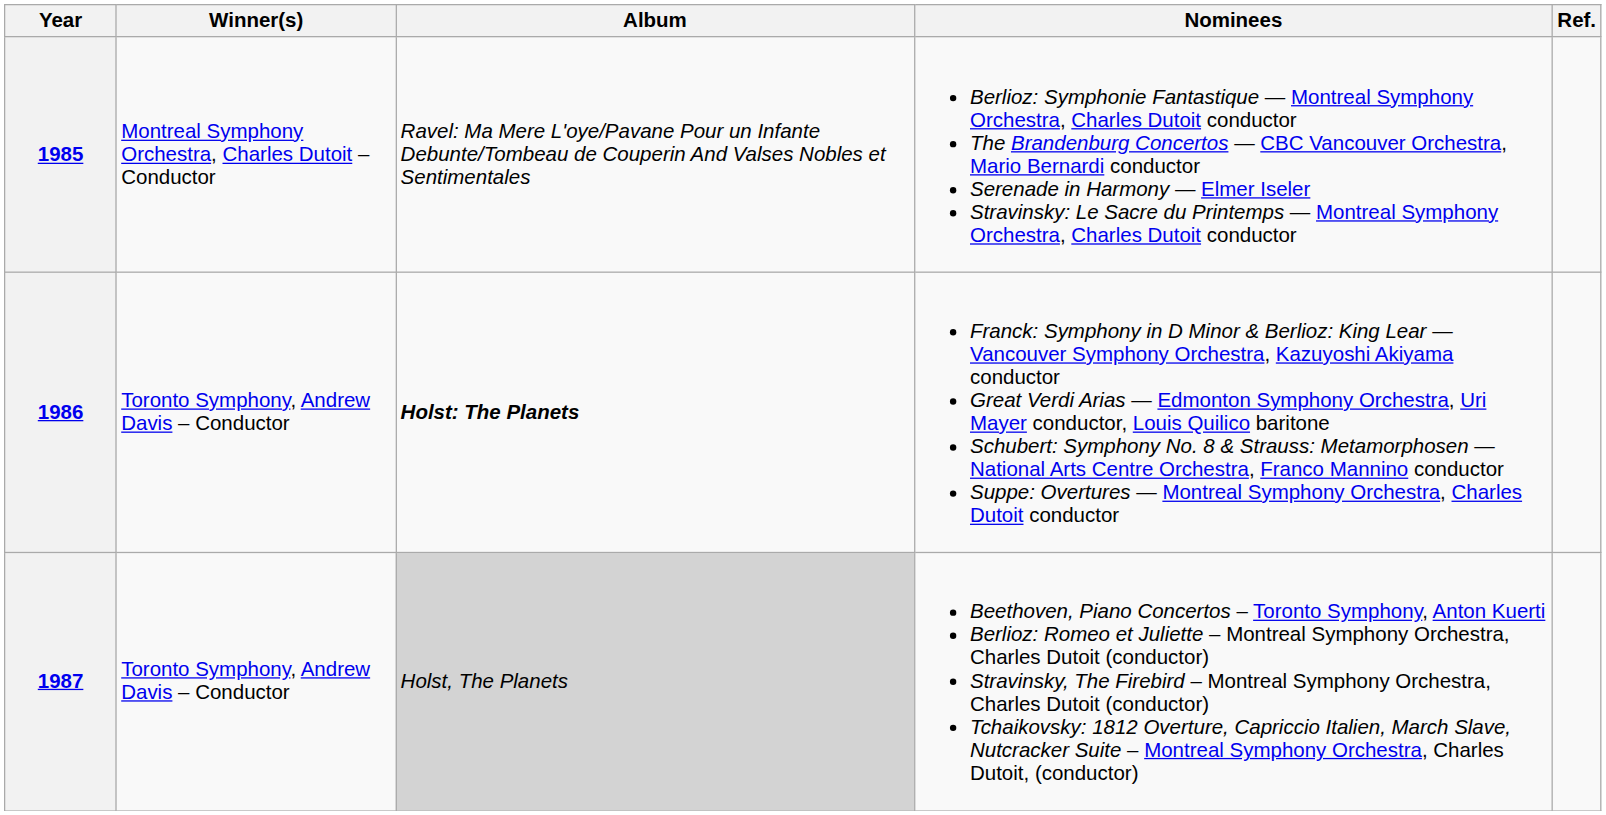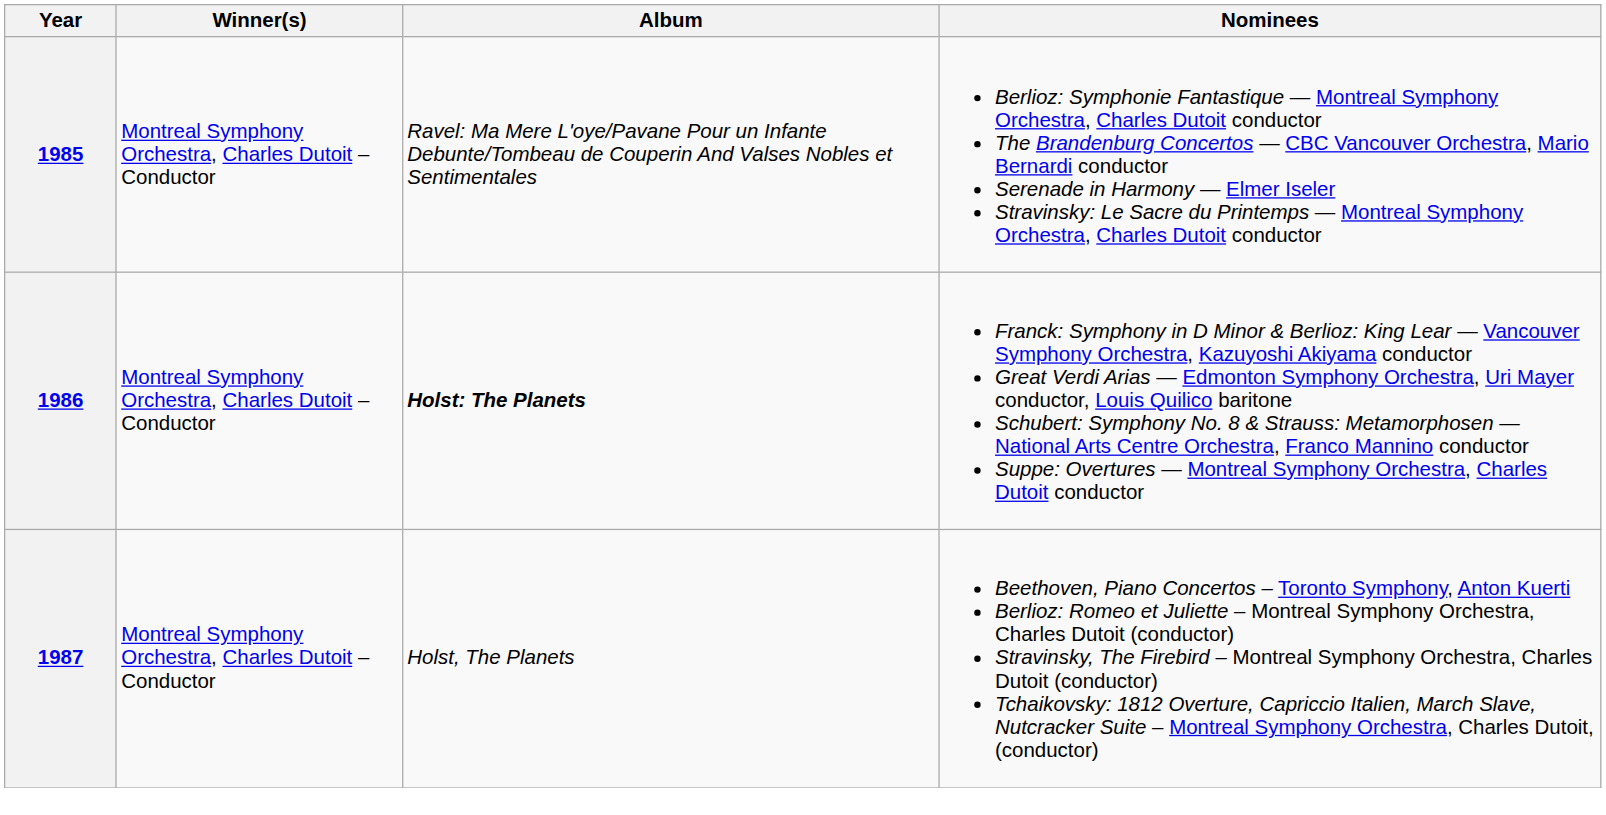- column: (1577, 20)
(246, 412) Toronto Symphony, Andrew Davis – Conductor -> (245, 400) Montreal Symphony Orchestra, Charles Dutoit – Conductor
(246, 681) Toronto Symphony, Andrew Davis – Conductor -> (245, 658) Montreal Symphony Orchestra, Charles Dutoit – Conductor
(484, 681) lightgrey background -> (491, 658) no background
